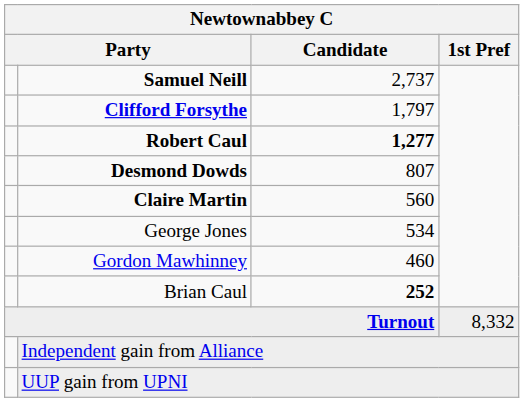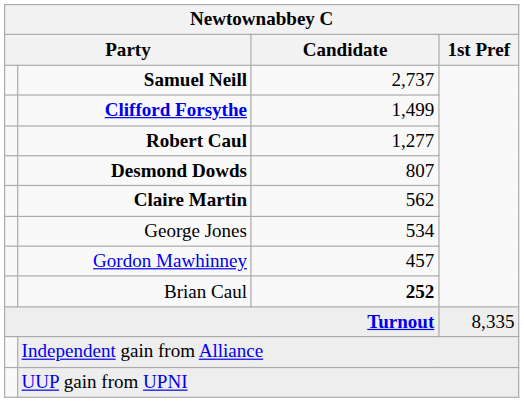(413, 110) 1,797 -> (413, 110) 1,499
(413, 140) bold -> (413, 140) normal
(420, 200) 560 -> (420, 200) 562
(420, 261) 460 -> (420, 261) 457
(493, 321) 8,332 -> (493, 321) 8,335
